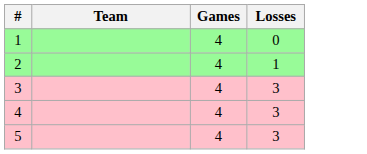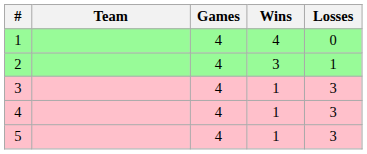+ column: (276, 16)
